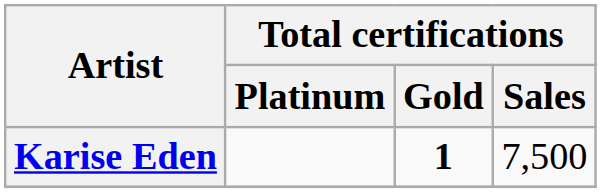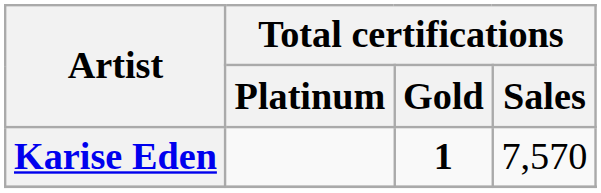(544, 156) 7,500 -> (544, 156) 7,570
